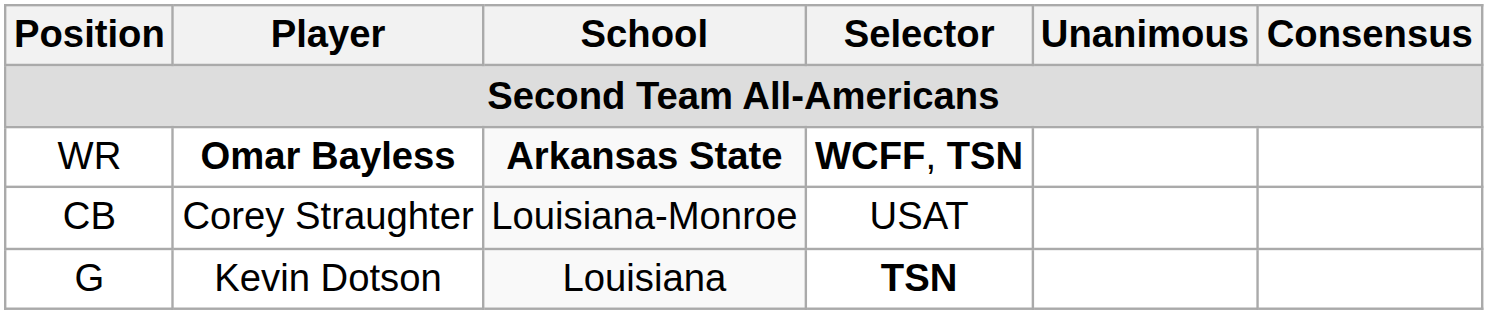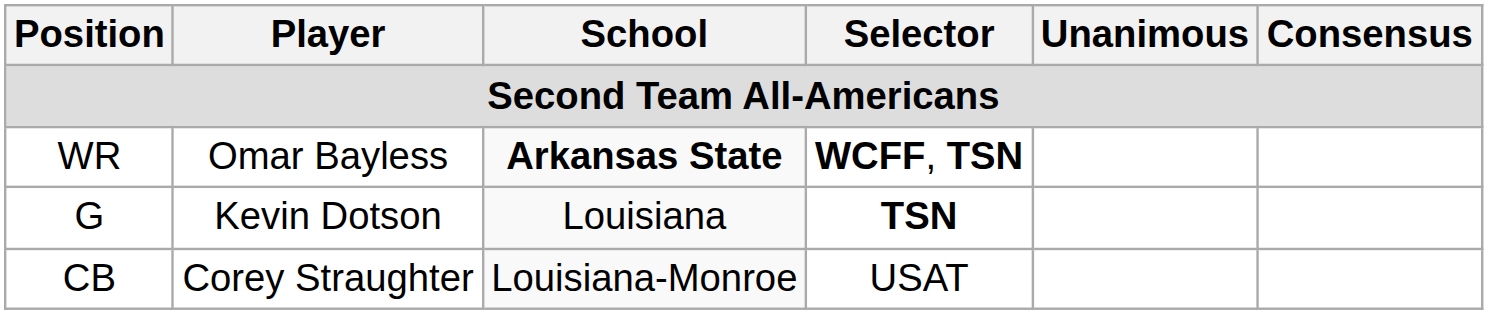(328, 156) bold -> (328, 156) normal
rows swapped: (89, 277) <-> (89, 216)
